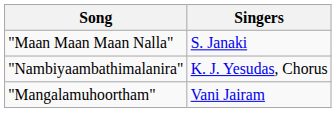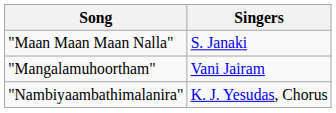rows swapped: (82, 95) <-> (96, 69)
